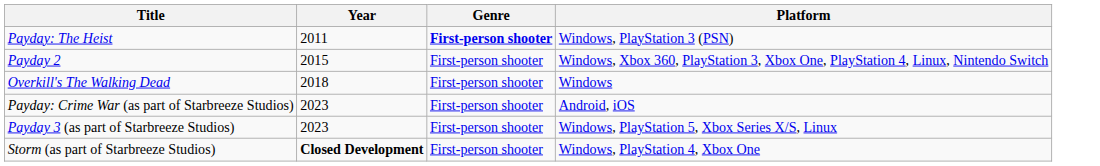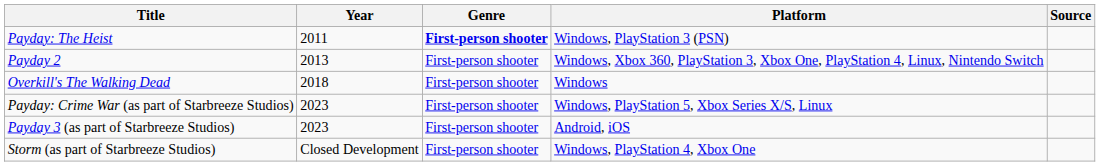+ column: (1071, 15)
(314, 60) 2015 -> (314, 60) 2013
(597, 104) Android, iOS -> (693, 104) Windows, PlayStation 5, Xbox Series X/S, Linux
(698, 127) Windows, PlayStation 5, Xbox Series X/S, Linux -> (592, 127) Android, iOS
(362, 149) bold -> (360, 149) normal
